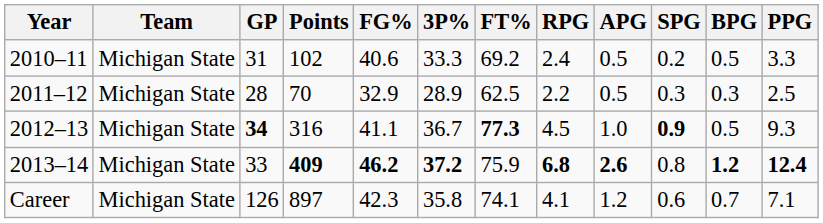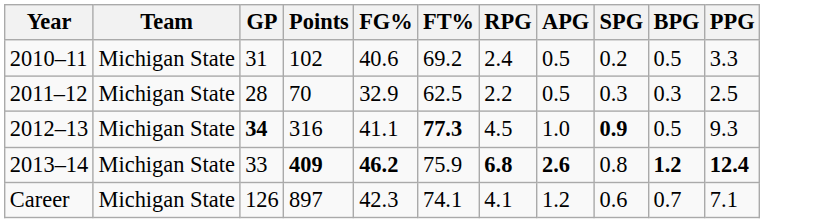- column: (447, 22)
